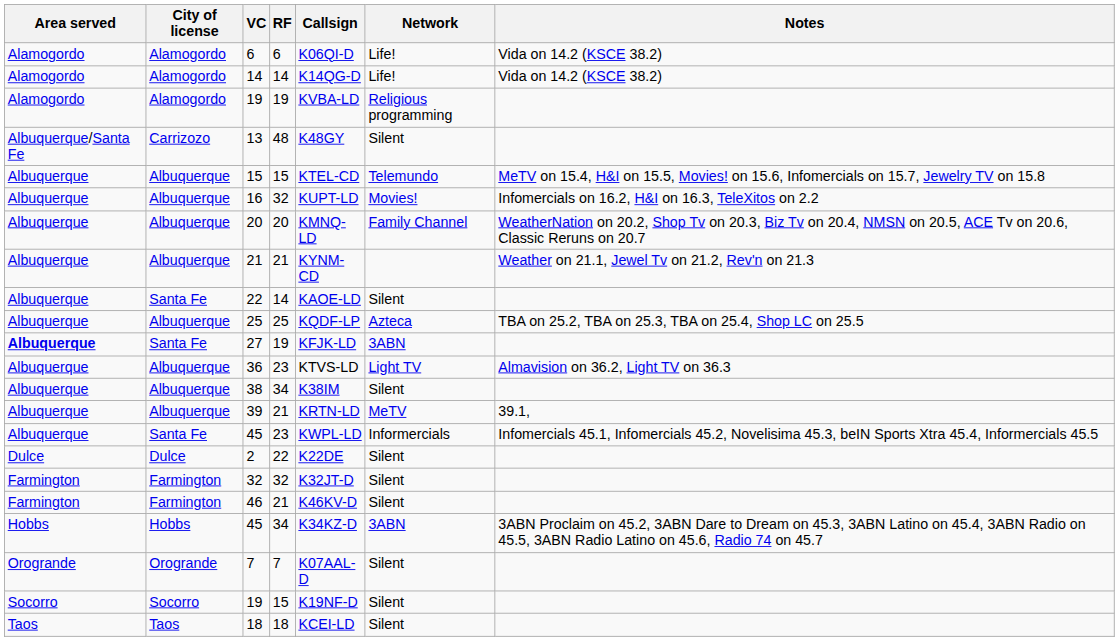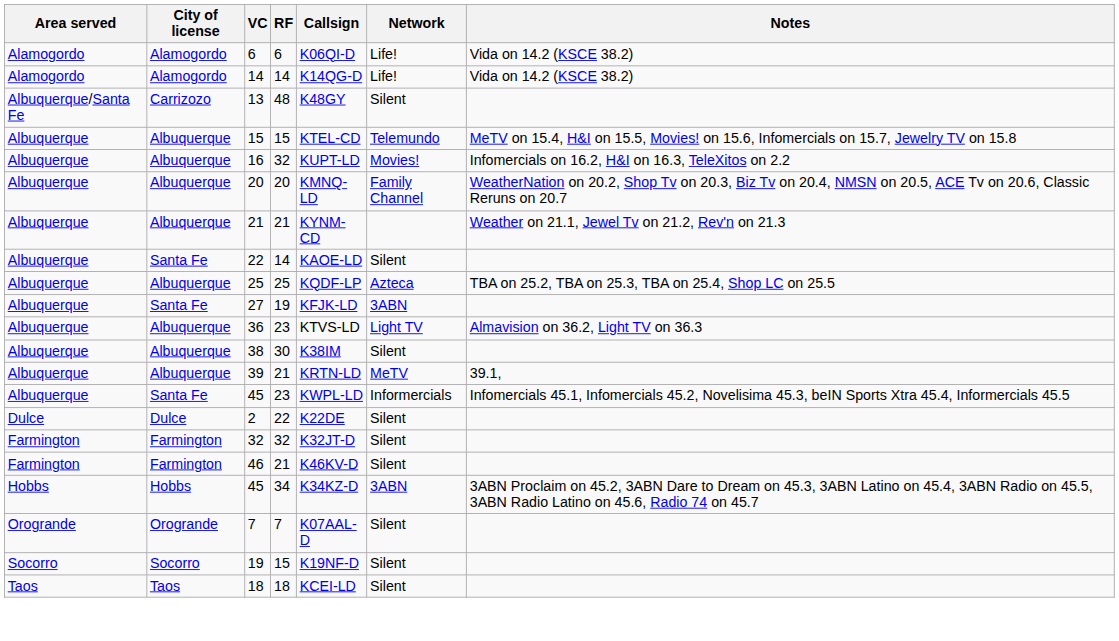- row: (188, 99)
(52, 344) bold -> (48, 305) normal
(281, 389) 34 -> (282, 350) 30
